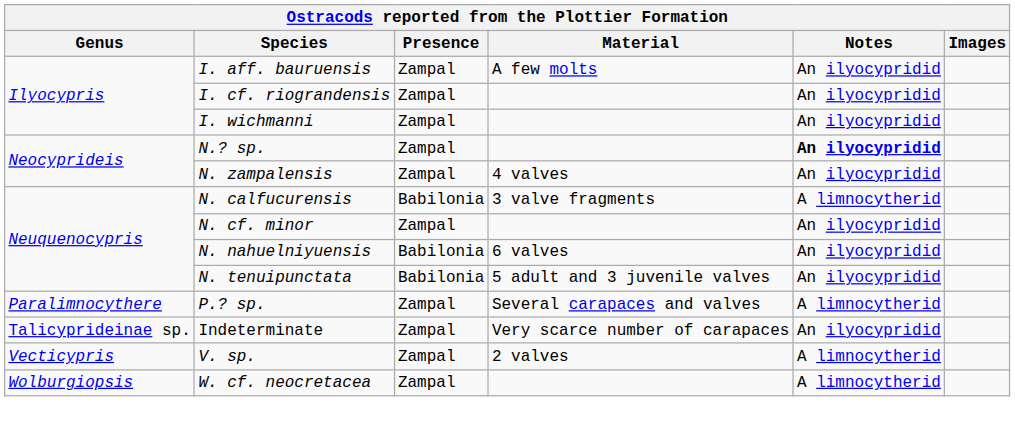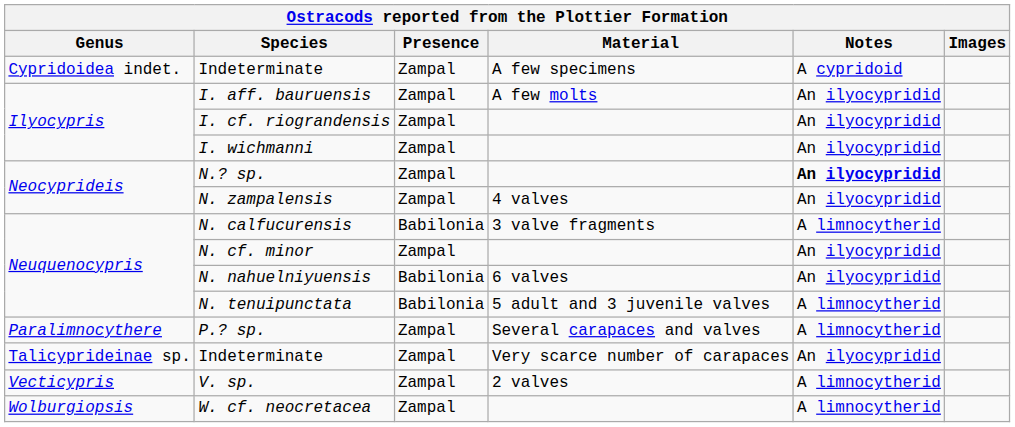+ row: (261, 70)
(869, 278) An ilyocypridid -> (869, 304) A limnocytherid
